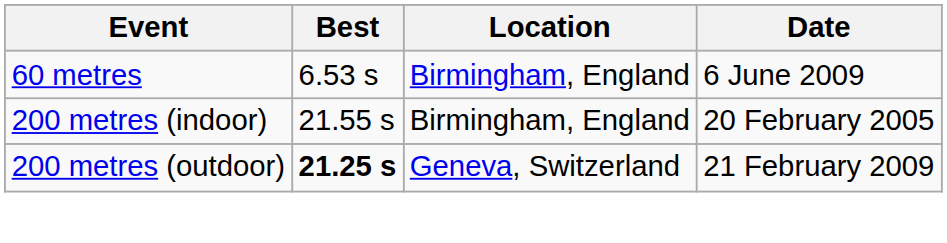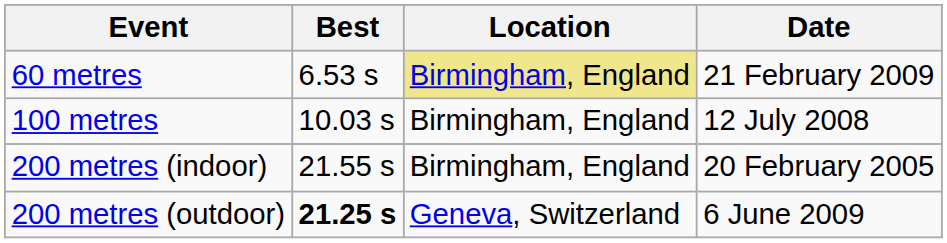(550, 74) no background -> (550, 74) khaki background
(784, 74) 6 June 2009 -> (819, 74) 21 February 2009
+ row: (85, 120)
(819, 167) 21 February 2009 -> (784, 213) 6 June 2009
